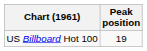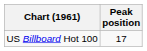(121, 38) 19 -> (121, 38) 17
